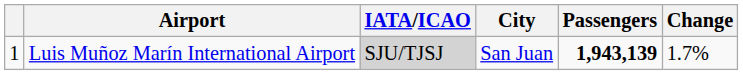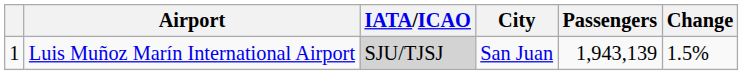(617, 52) bold -> (617, 52) normal
(688, 52) 1.7% -> (688, 52) 1.5%
